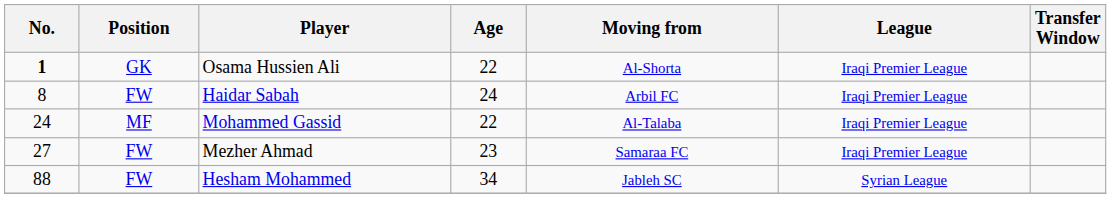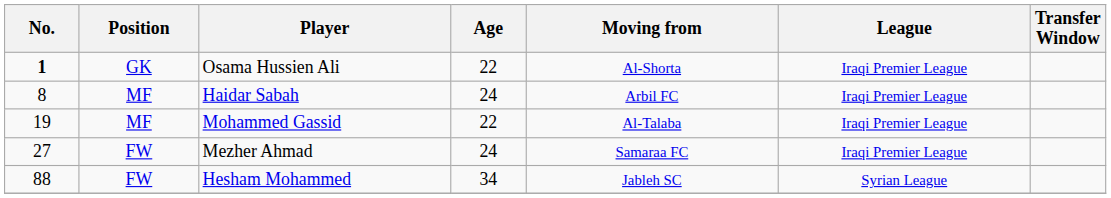(139, 94) FW -> (139, 94) MF
(42, 123) 24 -> (42, 123) 19
(488, 151) 23 -> (488, 151) 24
